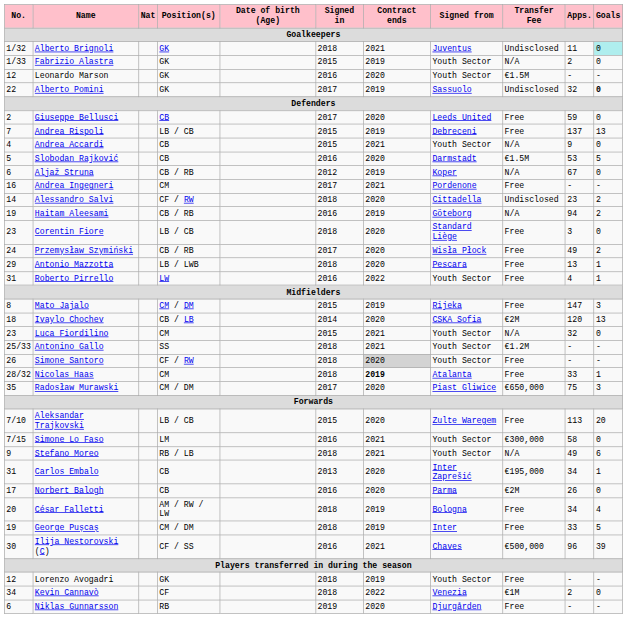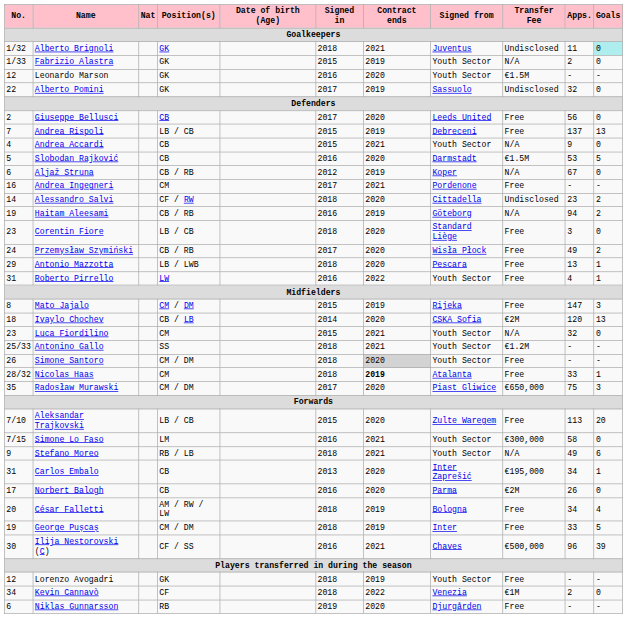(598, 90) bold -> (598, 90) normal
(572, 117) 59 -> (572, 117) 56
(177, 361) CF / RW -> (177, 361) CM / DM
